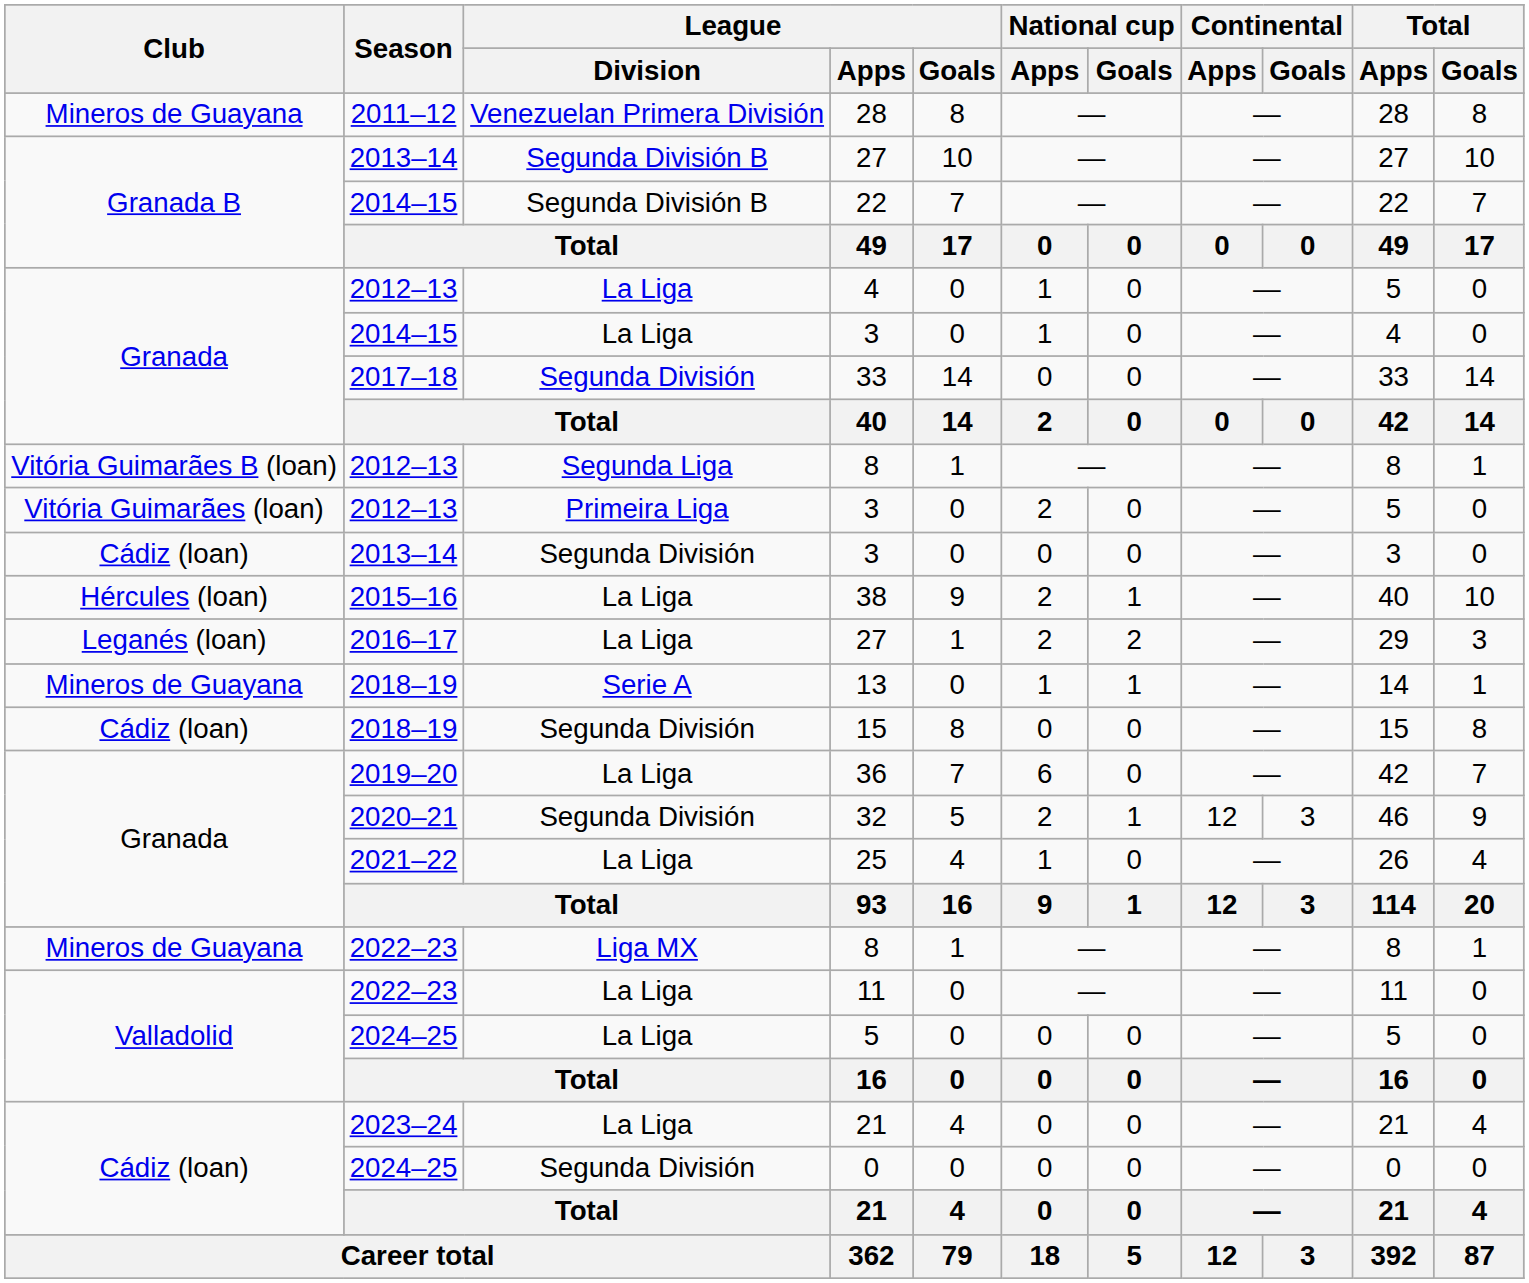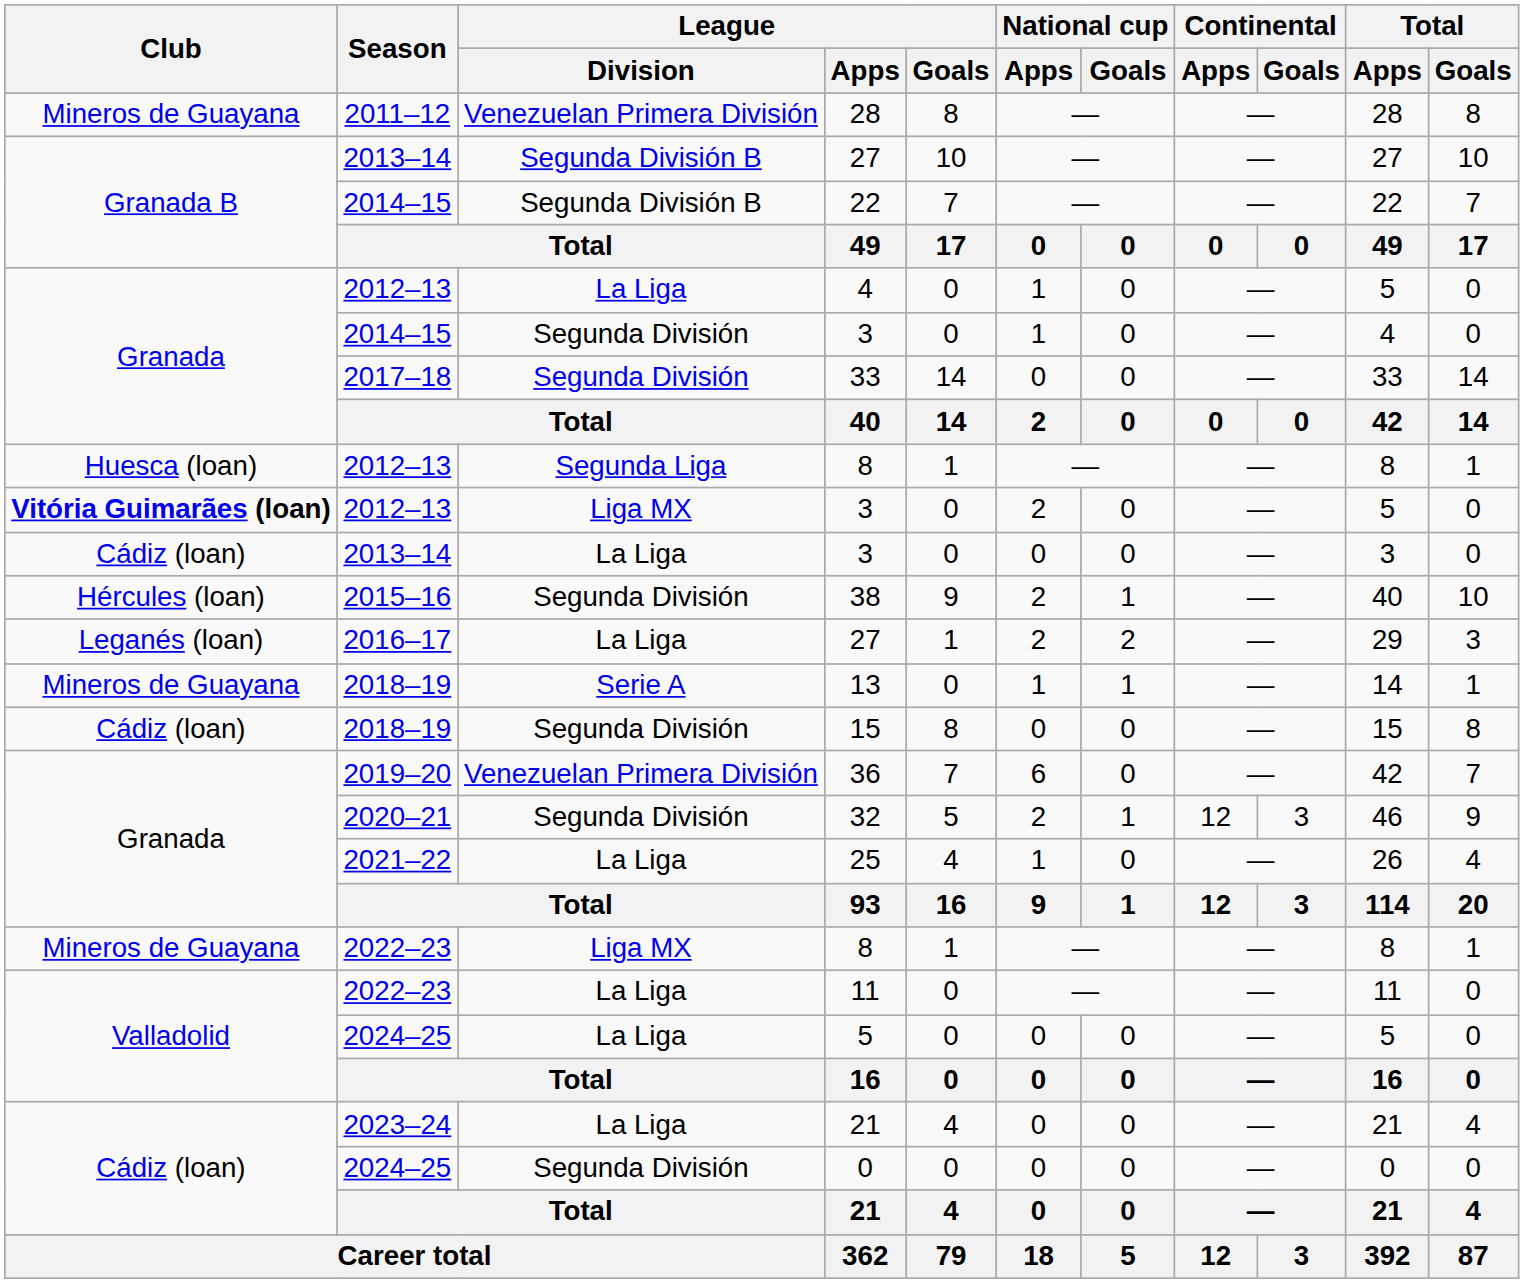(647, 333) La Liga -> (641, 333) Segunda División
(174, 465) Vitória Guimarães B (loan) -> (171, 465) Huesca (loan)
(174, 509) normal -> (171, 509) bold
(647, 509) Primeira Liga -> (641, 509) Liga MX
(647, 553) Segunda División -> (641, 553) La Liga
(647, 597) La Liga -> (641, 597) Segunda División
(647, 772) La Liga -> (641, 772) Venezuelan Primera División
